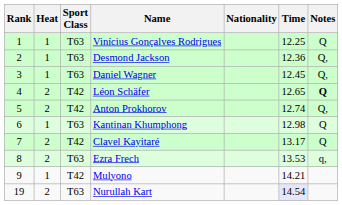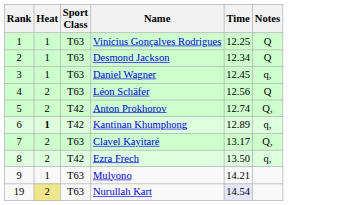- column: (251, 18)
(293, 58) 12.36 -> (238, 58) 12.34
(323, 58) Q, -> (267, 58) Q
(323, 74) Q, -> (267, 74) q,
(75, 91) T42 -> (75, 91) T63
(293, 91) 12.65 -> (238, 91) 12.56
(323, 91) bold -> (267, 91) normal
(47, 125) normal -> (47, 125) bold
(75, 125) T63 -> (75, 125) T42
(293, 125) 12.98 -> (238, 125) 12.89
(323, 125) Q -> (267, 125) q,
(75, 141) T42 -> (75, 141) T63
(323, 141) Q -> (267, 141) Q,
(75, 158) T63 -> (75, 158) T42
(293, 158) 13.53 -> (238, 158) 13.50
(75, 175) T42 -> (75, 175) T63
(47, 192) no background -> (47, 192) khaki background
